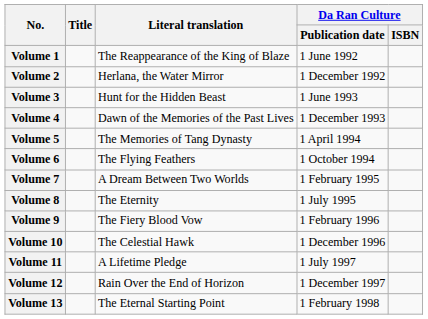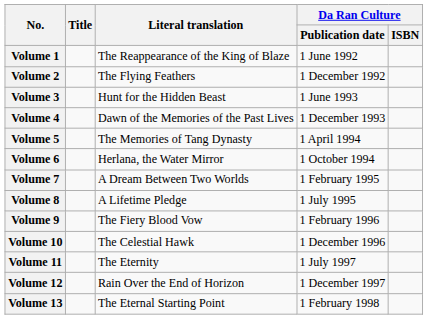(161, 76) Herlana, the Water Mirror -> (147, 76) The Flying Feathers
(147, 159) The Flying Feathers -> (161, 159) Herlana, the Water Mirror
(128, 200) The Eternity -> (142, 200) A Lifetime Pledge
(142, 262) A Lifetime Pledge -> (128, 262) The Eternity
